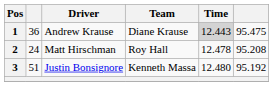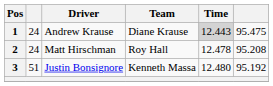(34, 31) 36 -> (34, 31) 24
